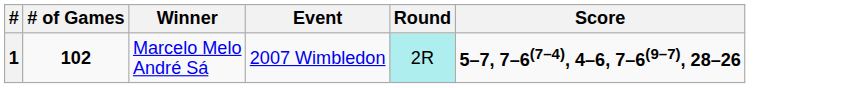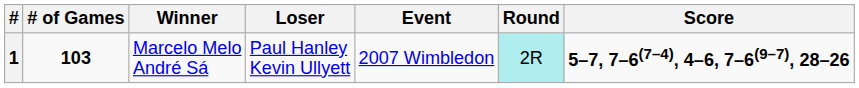+ column: (300, 18)
(76, 57) 102 -> (76, 57) 103
